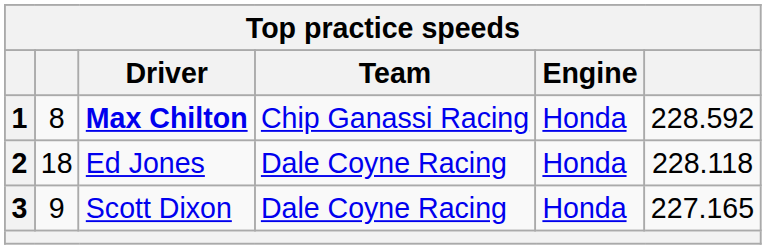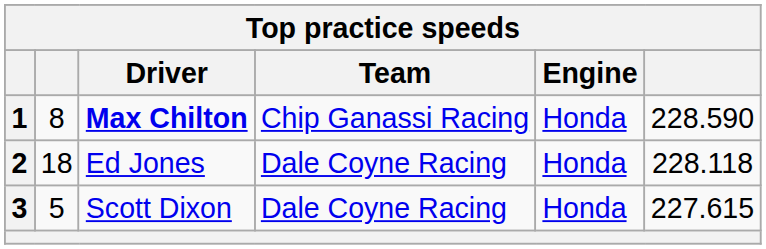(702, 118) 228.592 -> (702, 118) 228.590
(57, 209) 9 -> (57, 209) 5
(702, 209) 227.165 -> (702, 209) 227.615
